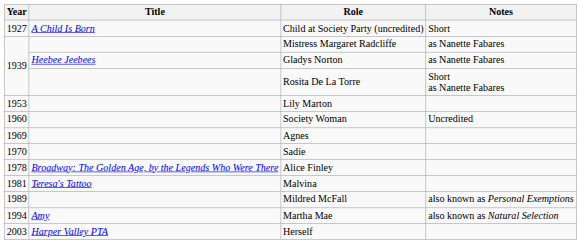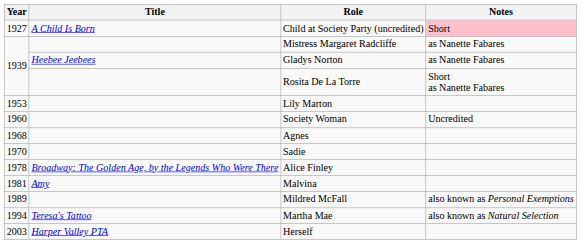(439, 28) no background -> (439, 28) pink background
(17, 135) 1969 -> (17, 135) 1968
(62, 183) Teresa's Tattoo -> (40, 183) Amy
(40, 215) Amy -> (62, 215) Teresa's Tattoo
